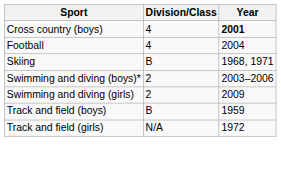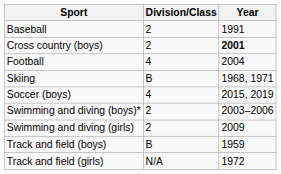+ row: (27, 29)
(149, 29) 4 -> (149, 45) 2
+ row: (39, 95)
